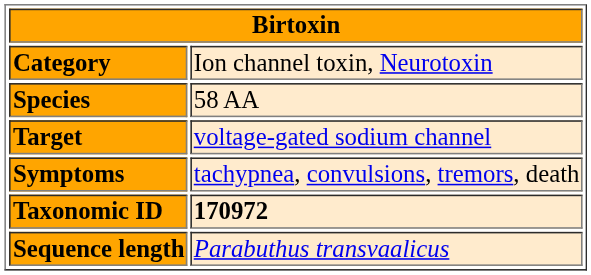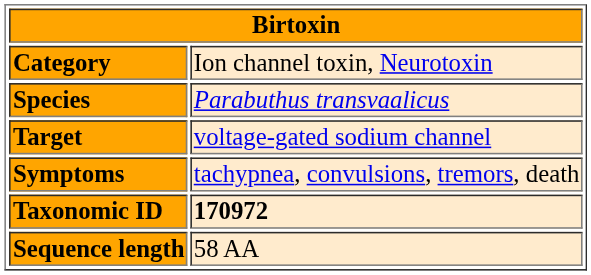(226, 99) 58 AA -> (322, 99) Parabuthus transvaalicus
(322, 248) Parabuthus transvaalicus -> (226, 248) 58 AA
